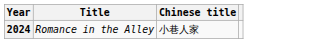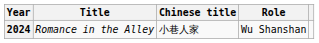+ column: (274, 12)
